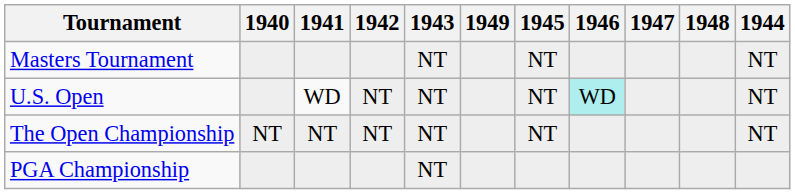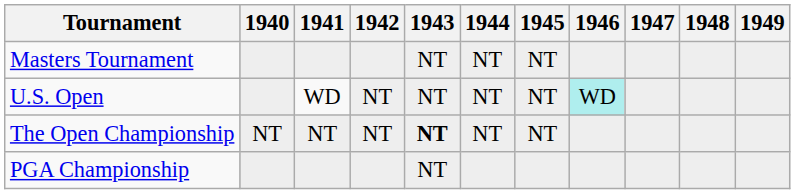columns swapped: (762, 23) <-> (487, 23)
(432, 133) normal -> (432, 133) bold
